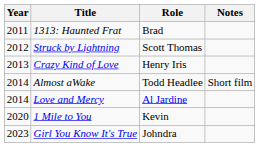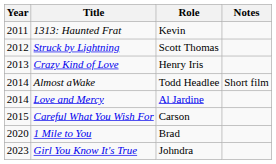(153, 30) Brad -> (172, 30) Kevin
+ row: (94, 116)
(155, 116) Kevin -> (169, 133) Brad
